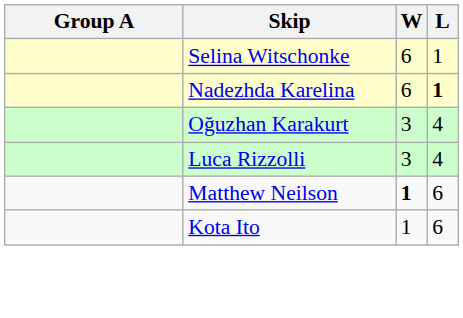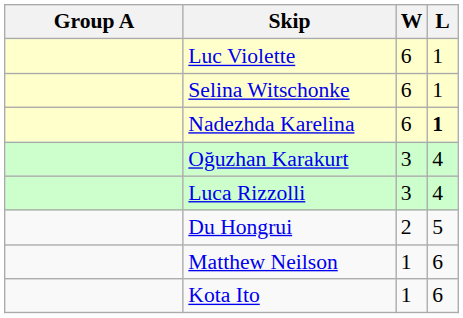+ row: (242, 55)
+ row: (240, 227)
(406, 192) bold -> (406, 261) normal
